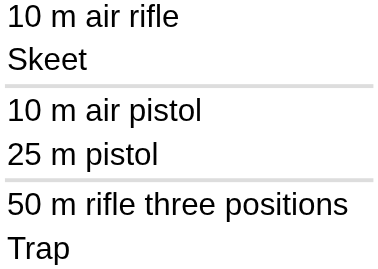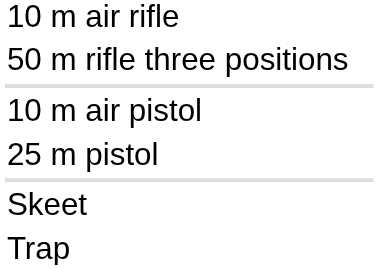rows swapped: (178, 205) <-> (47, 60)
